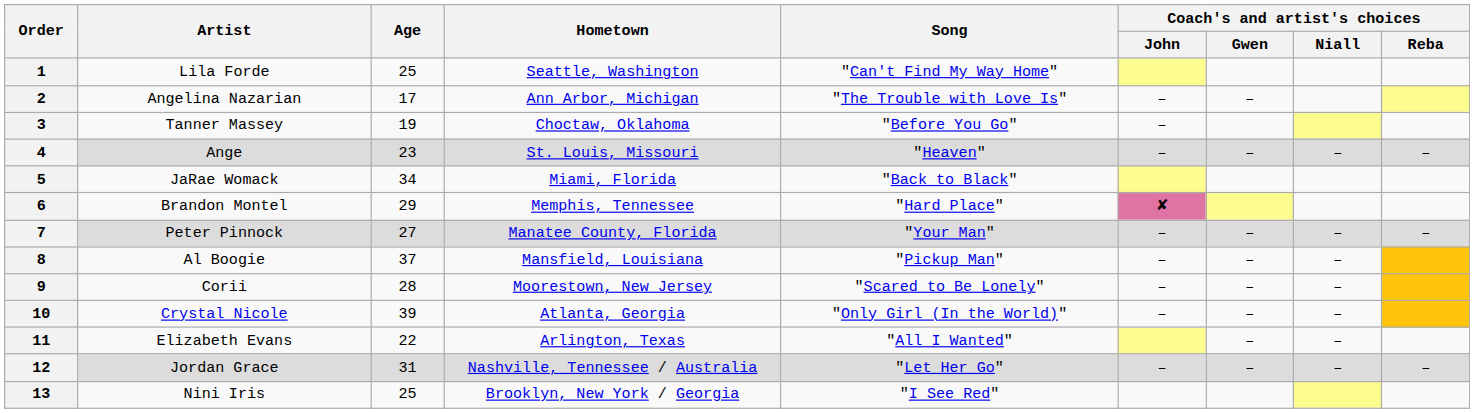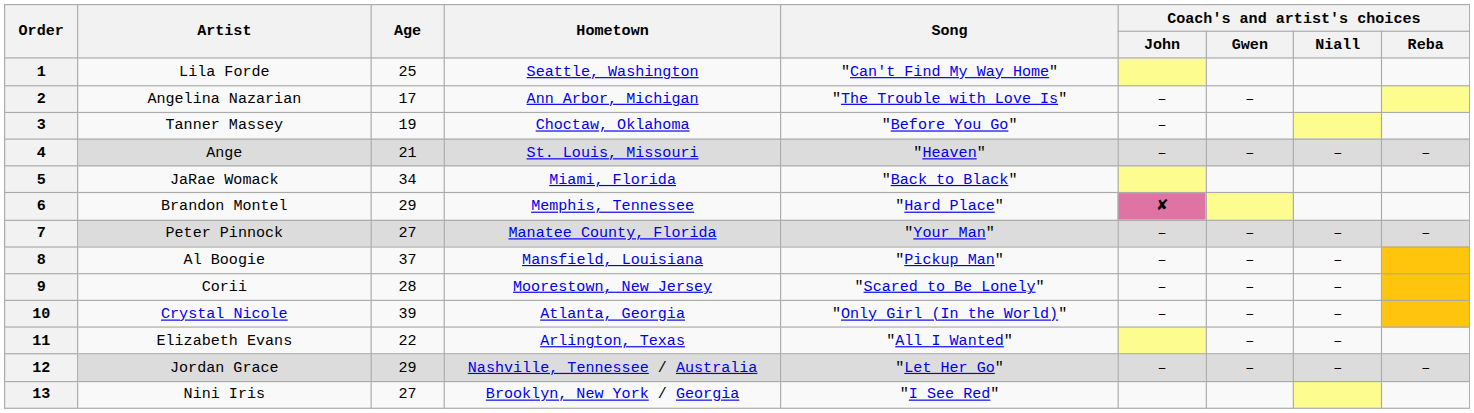(407, 153) 23 -> (407, 153) 21
(407, 368) 31 -> (407, 368) 29
(407, 395) 25 -> (407, 395) 27
